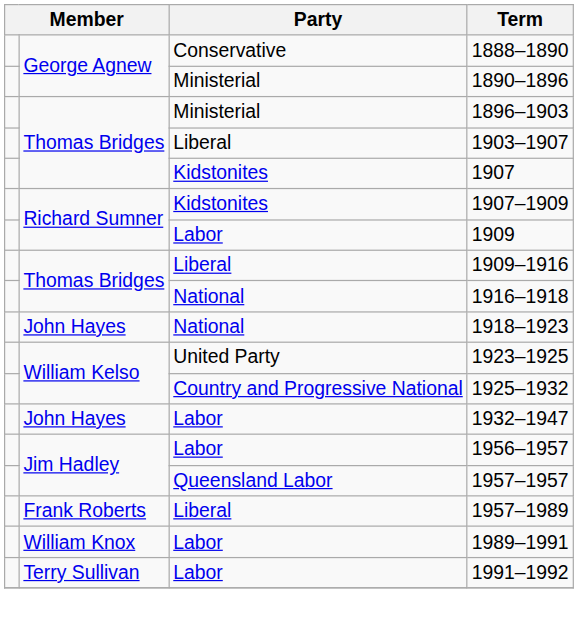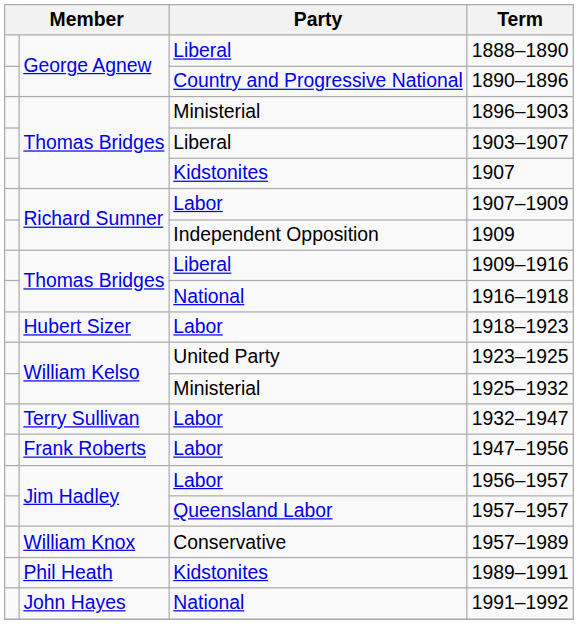(230, 50) Conservative -> (202, 50) Liberal
(217, 81) Ministerial -> (318, 81) Country and Progressive National
(221, 204) Kidstonites -> (198, 204) Labor
(198, 234) Labor -> (276, 234) Independent Opposition
(75, 326) John Hayes -> (77, 326) Hubert Sizer
(209, 326) National -> (198, 326) Labor
(318, 388) Country and Progressive National -> (217, 388) Ministerial
(75, 419) John Hayes -> (81, 419) Terry Sullivan
+ row: (520, 449)
(85, 511) Frank Roberts -> (79, 541) William Knox
(202, 511) Liberal -> (230, 541) Conservative
(79, 541) William Knox -> (68, 572) Phil Heath
(198, 541) Labor -> (221, 572) Kidstonites
(81, 572) Terry Sullivan -> (75, 603) John Hayes
(198, 572) Labor -> (209, 603) National
